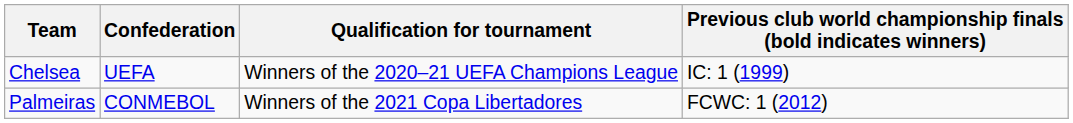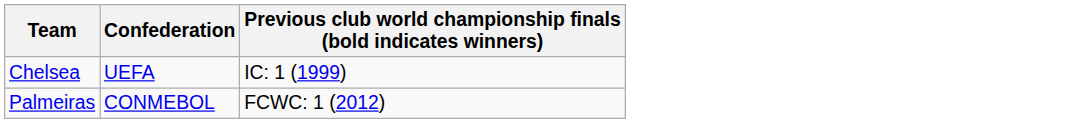- column: (461, 30)
